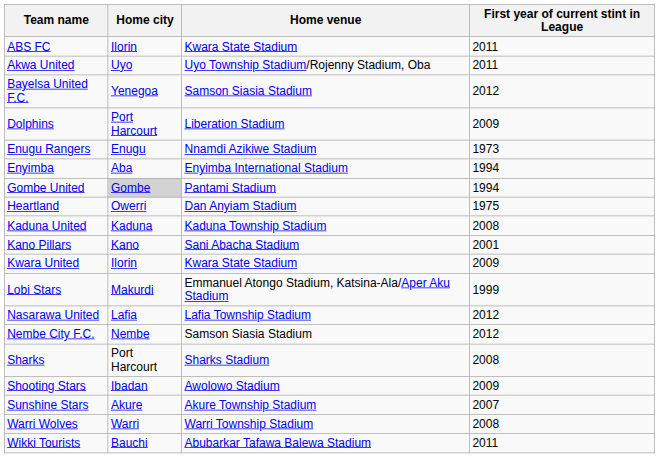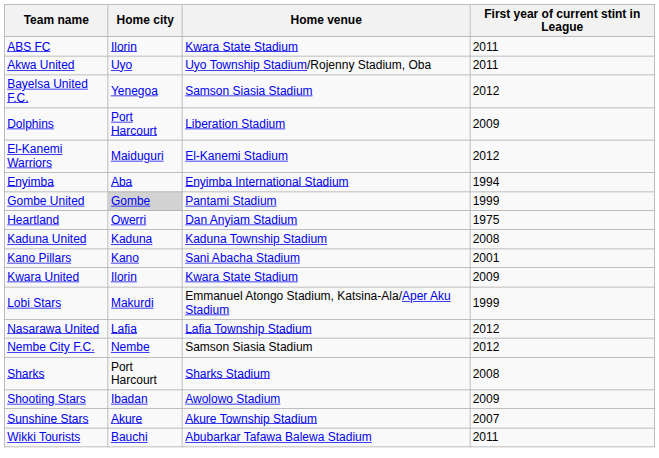+ row: (35, 156)
- row: (49, 149)
(486, 187) 1994 -> (486, 201) 1999
- row: (42, 424)
